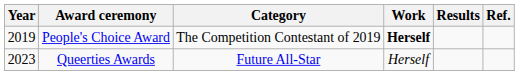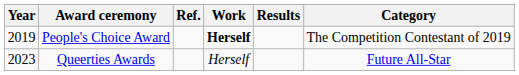columns swapped: (278, 15) <-> (499, 15)
